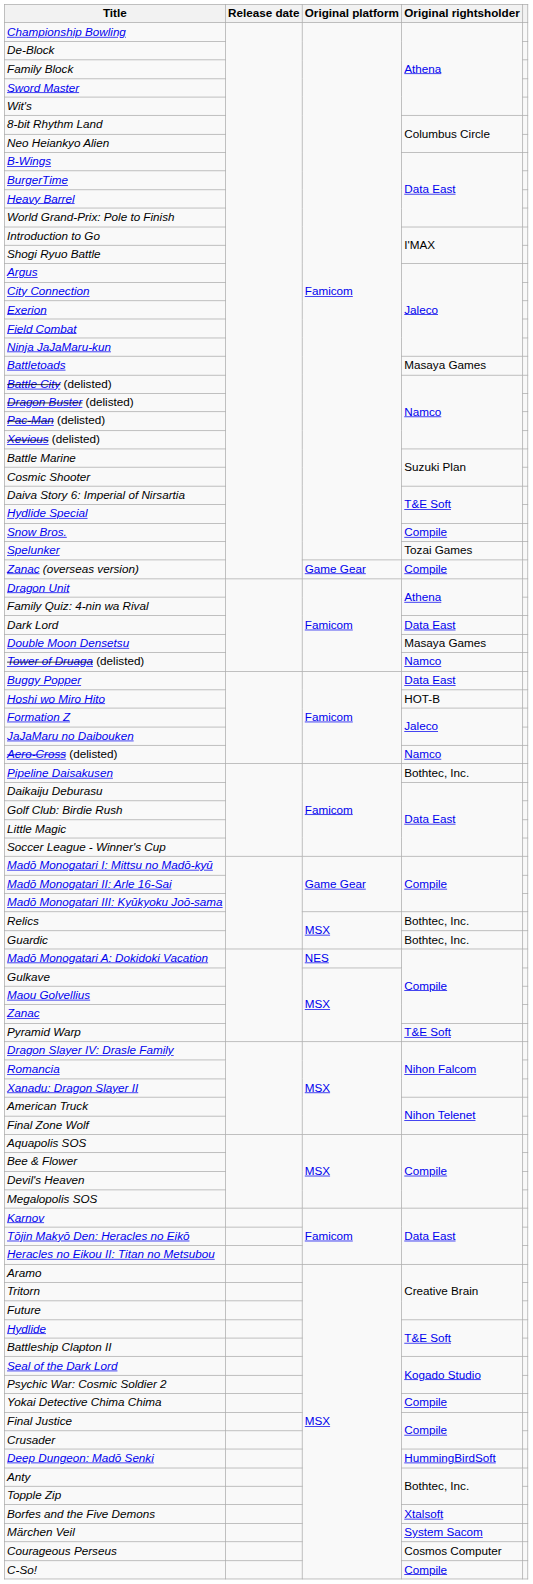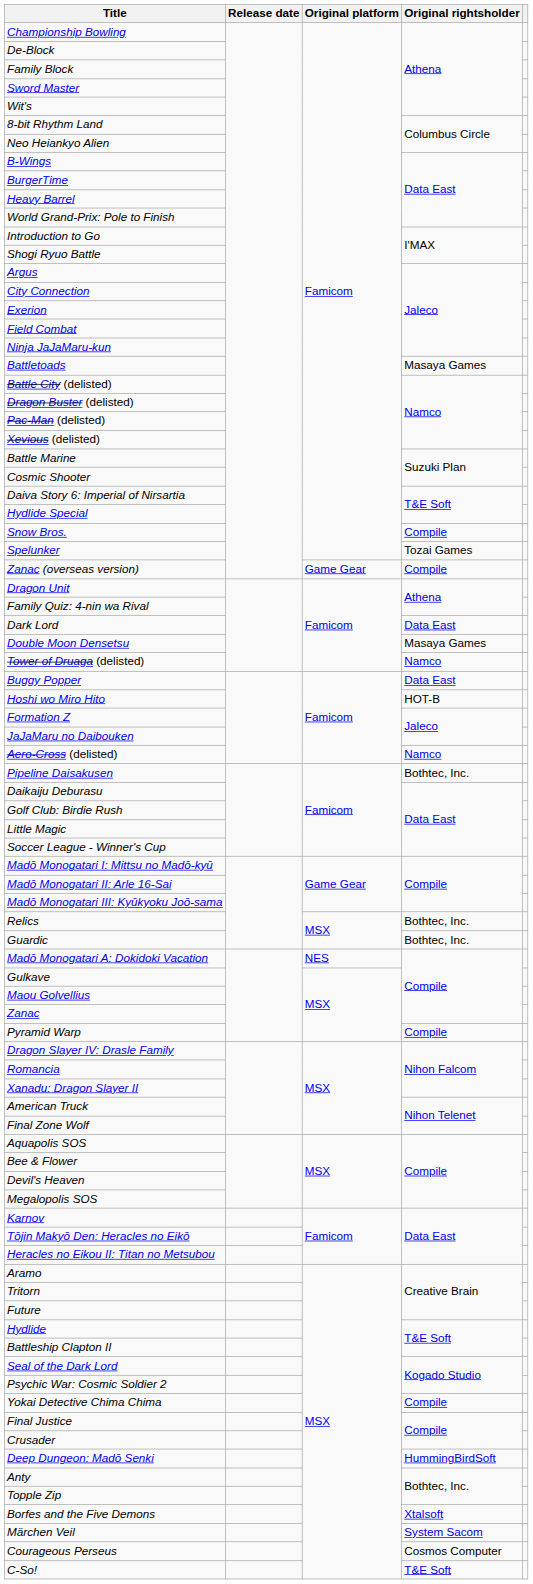(428, 1032) T&E Soft -> (426, 1032) Compile
(426, 1569) Compile -> (428, 1569) T&E Soft
